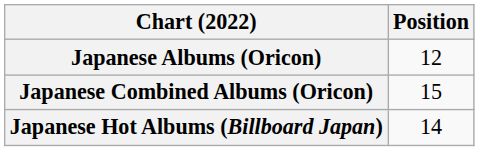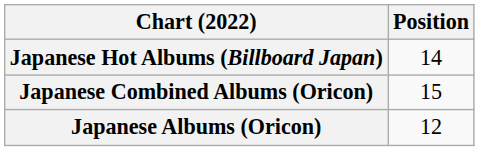rows swapped: (196, 57) <-> (196, 127)
